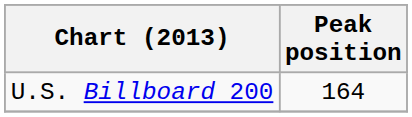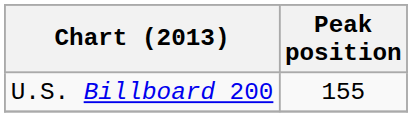(343, 92) 164 -> (343, 92) 155
